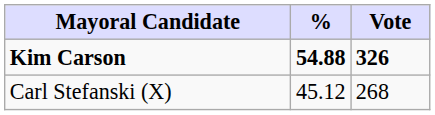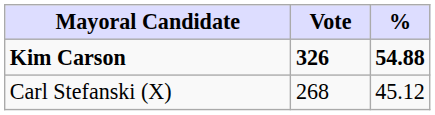columns swapped: (390, 22) <-> (321, 22)
